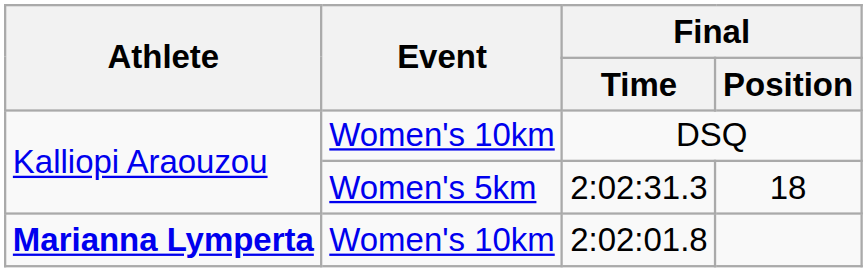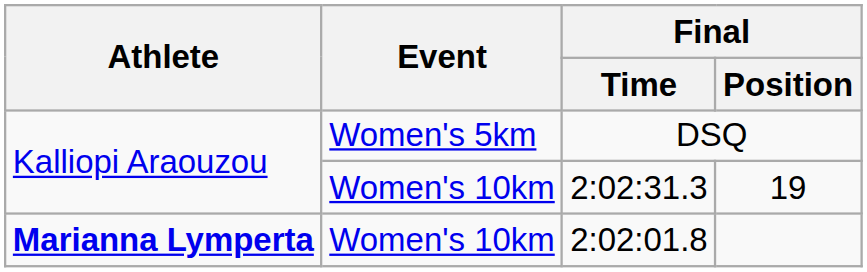(442, 136) Women's 10km -> (433, 136) Women's 5km
(433, 188) Women's 5km -> (442, 188) Women's 10km
(788, 188) 18 -> (788, 188) 19
